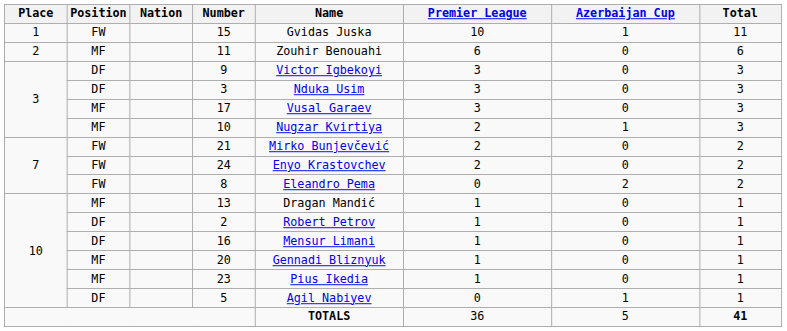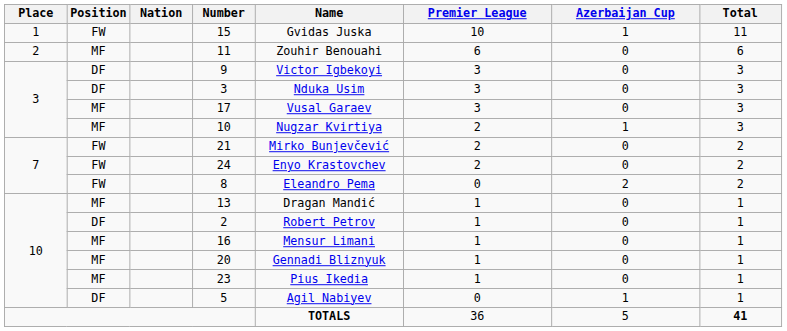(98, 242) DF -> (98, 242) MF
